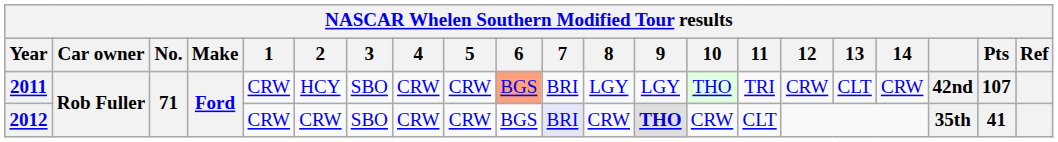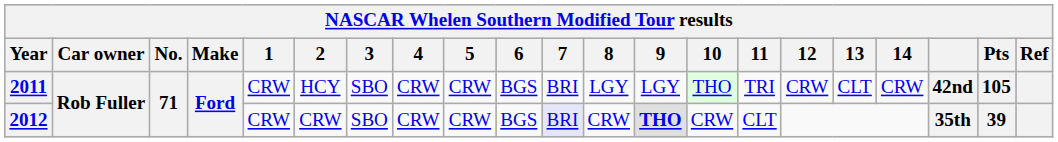(519, 87) lightsalmon background -> (519, 87) no background
(996, 87) 107 -> (996, 87) 105
(996, 120) 41 -> (996, 120) 39
